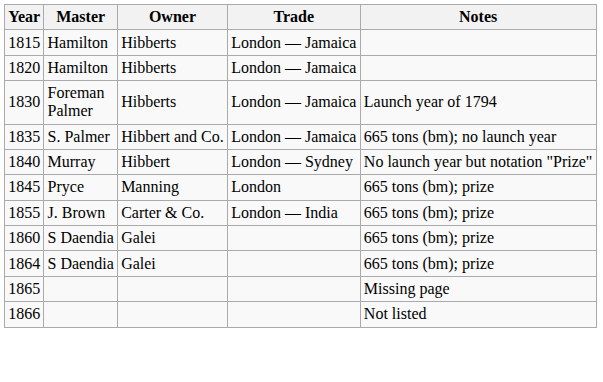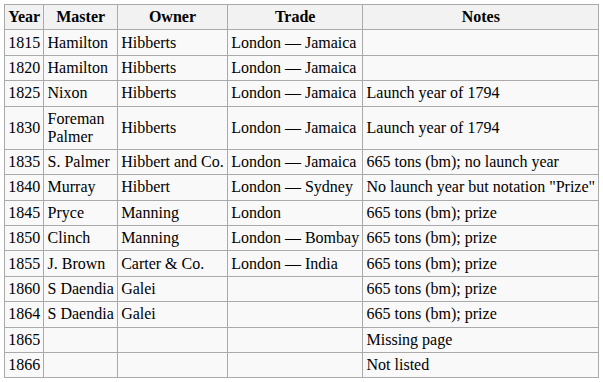+ row: (24, 93)
+ row: (24, 238)
